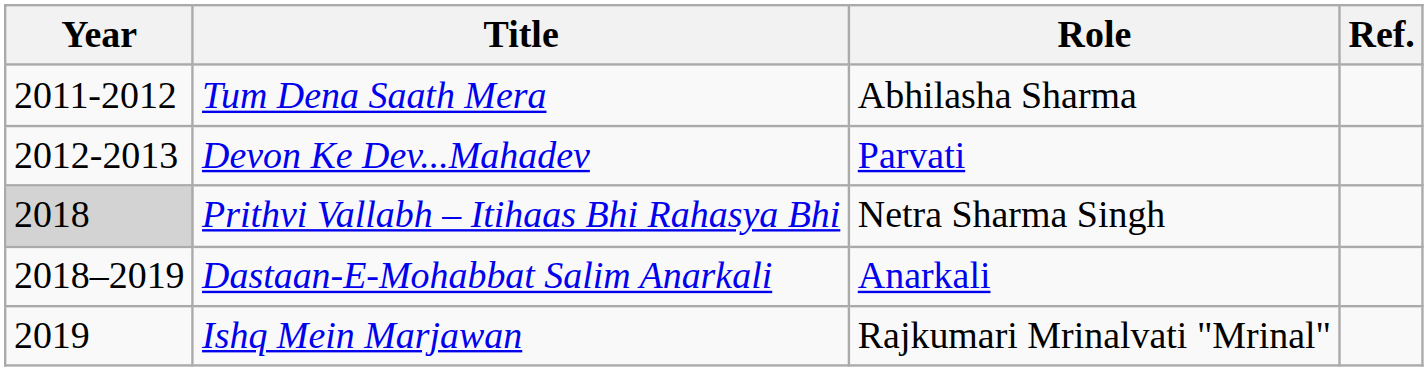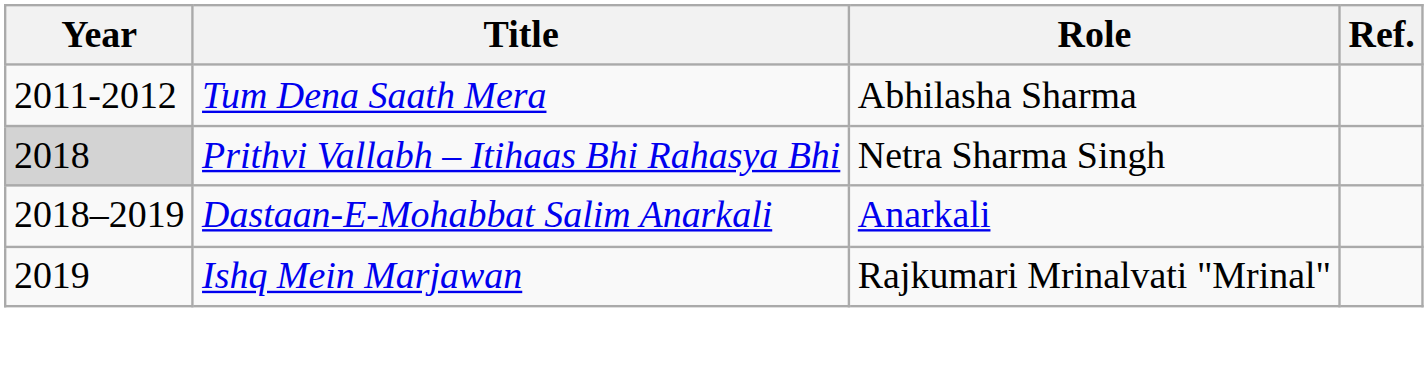- row: (396, 154)
